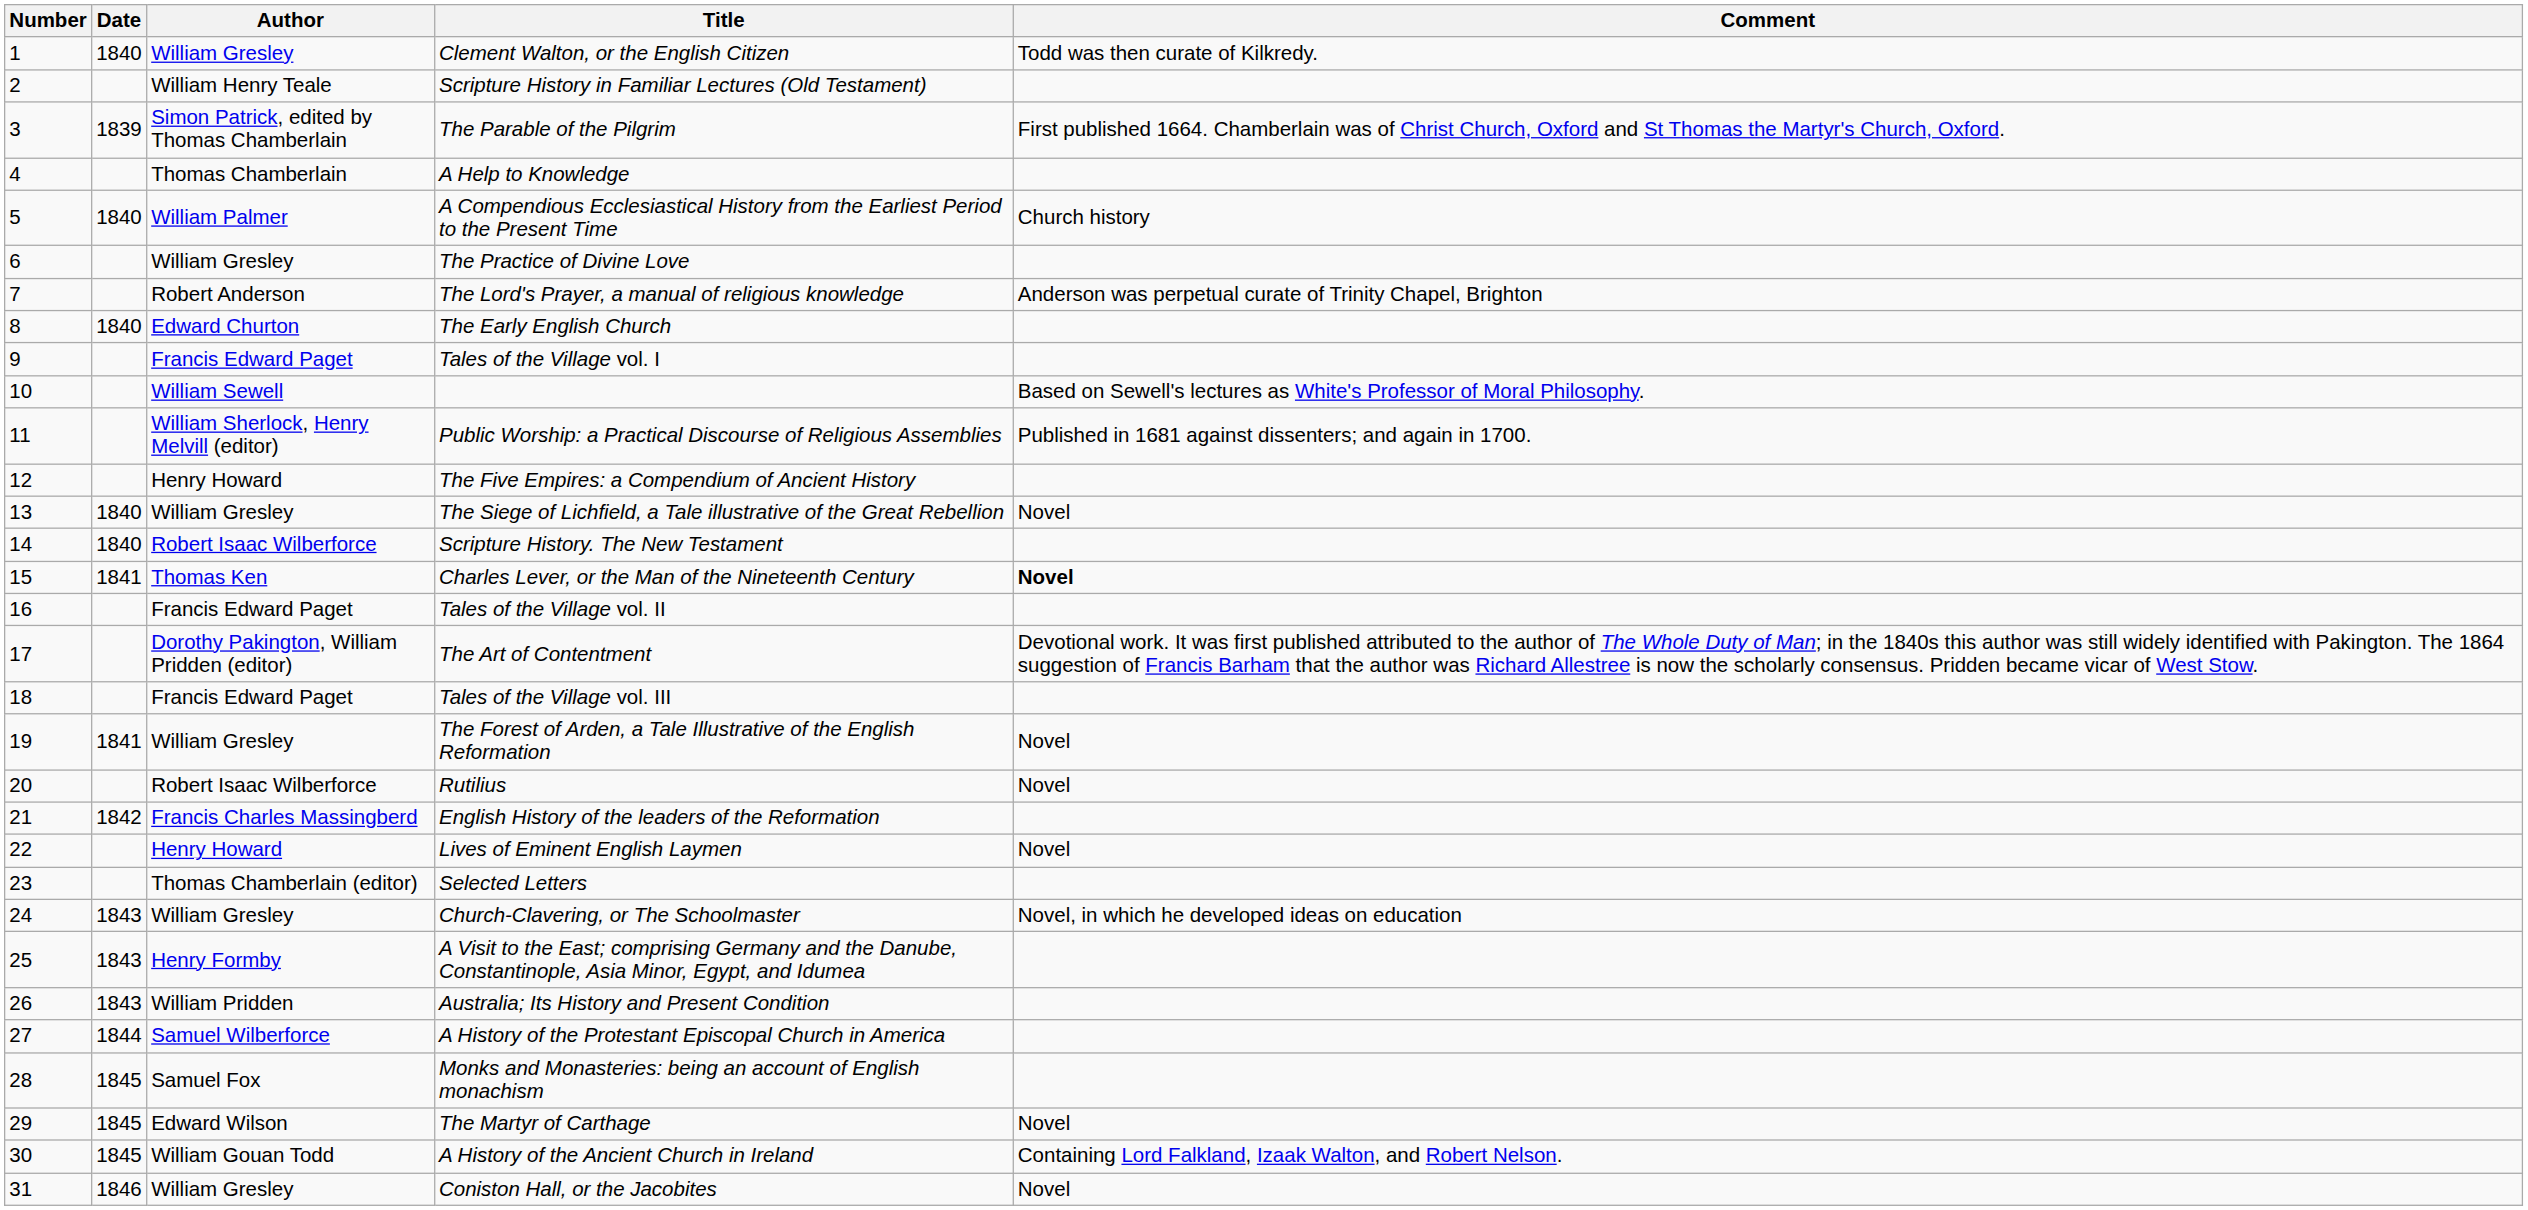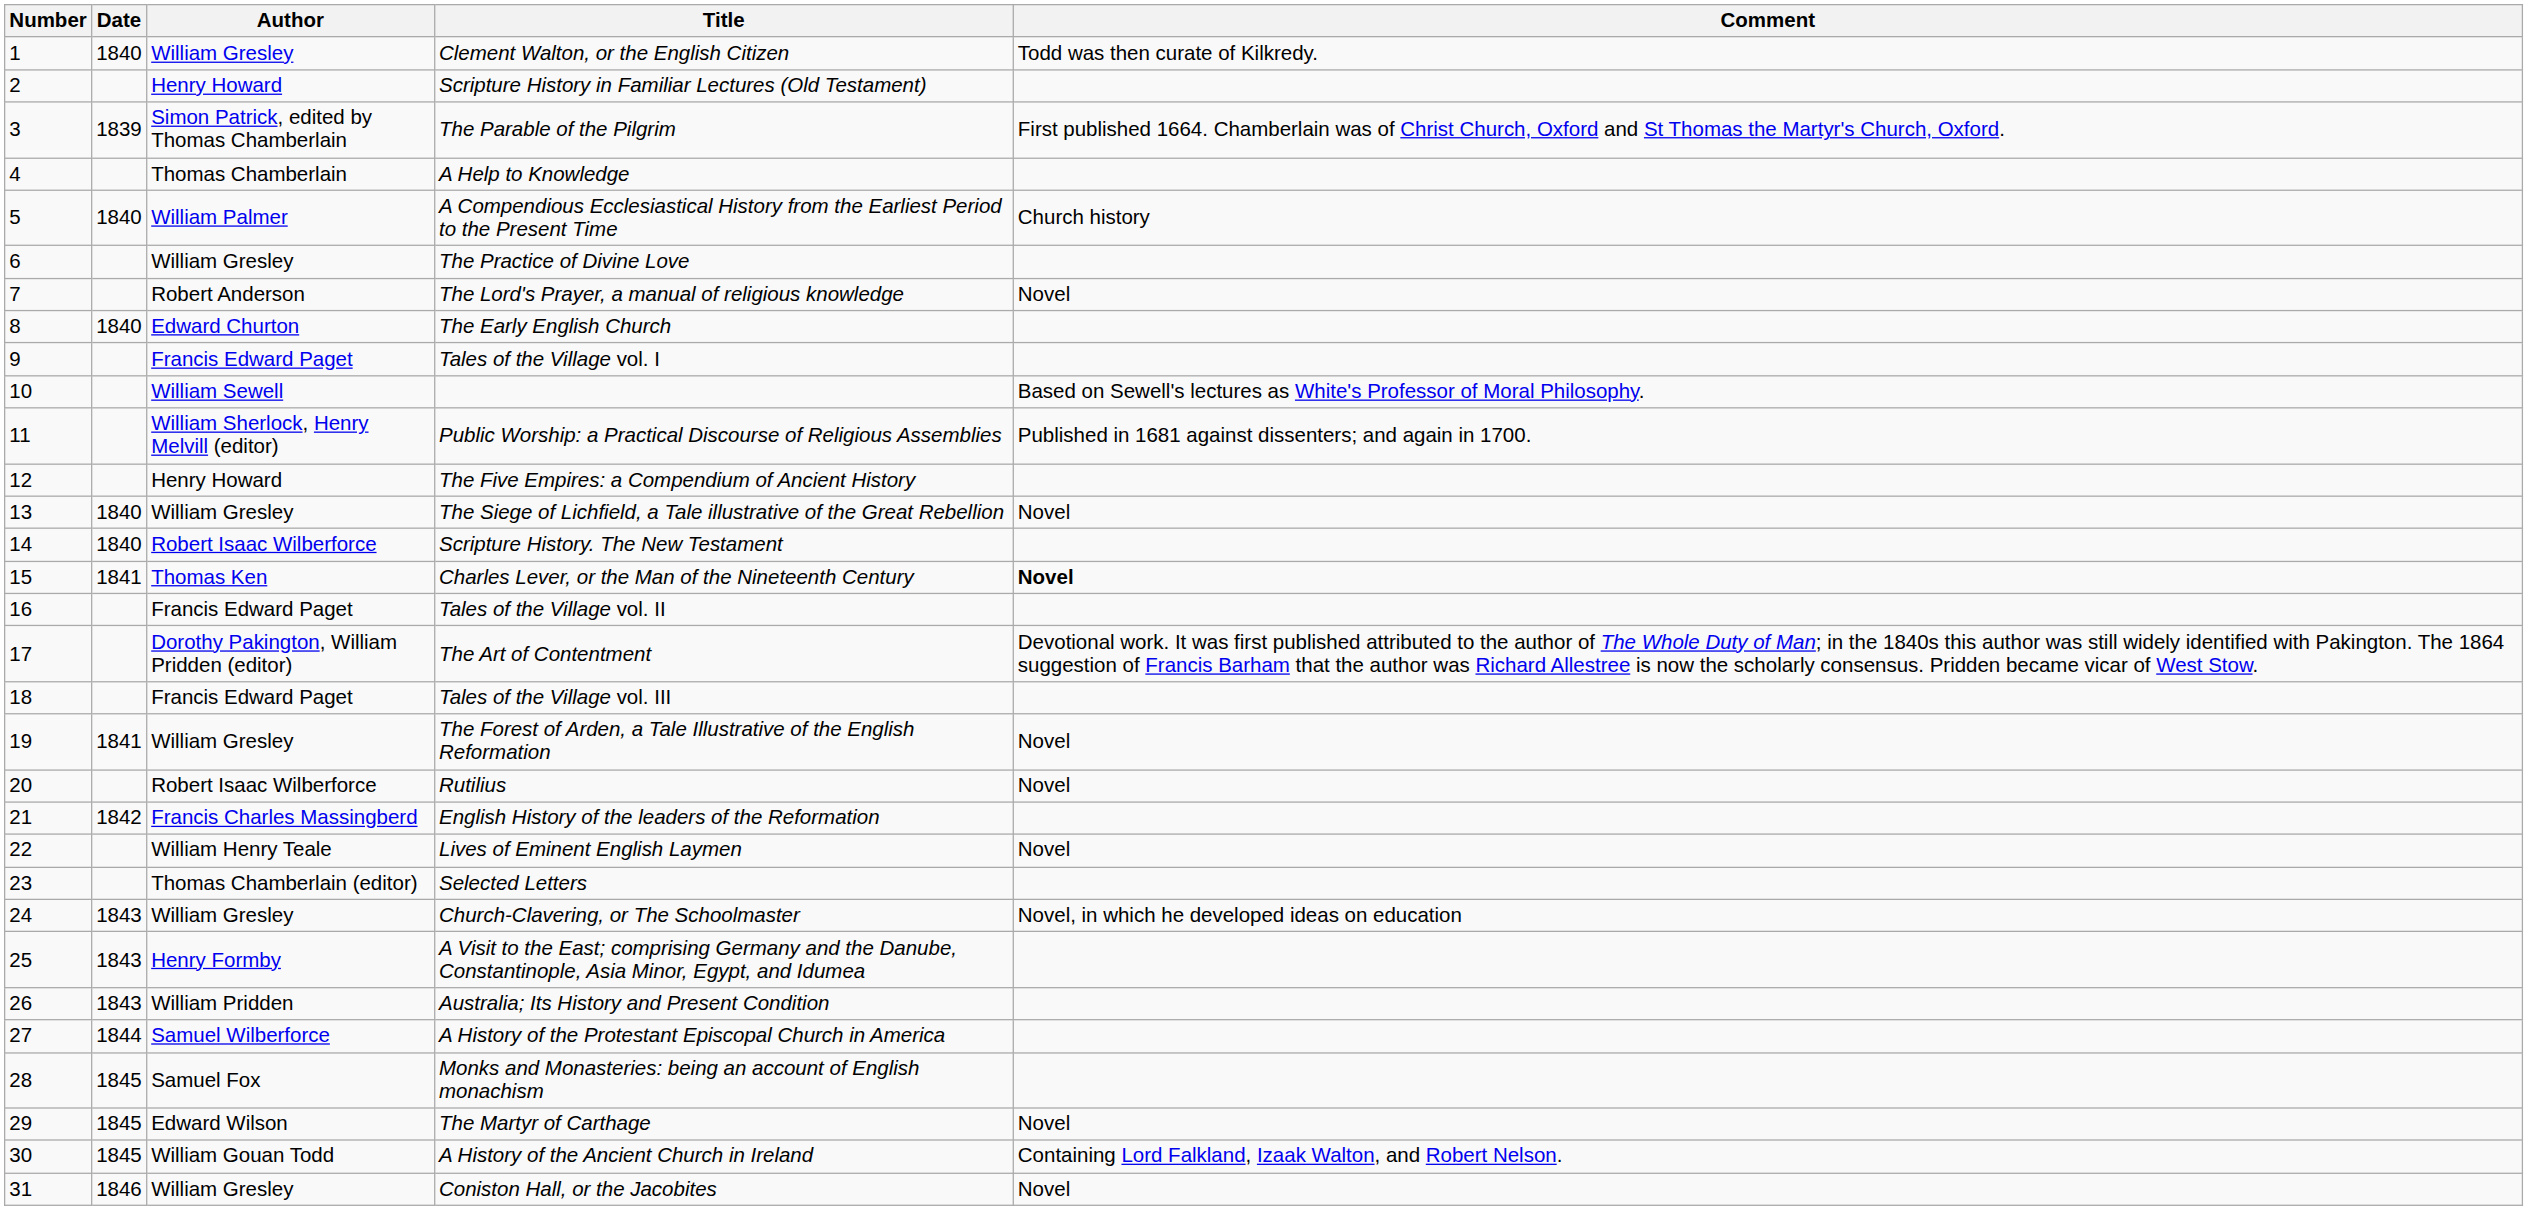(241, 85) William Henry Teale -> (217, 85) Henry Howard
(1280, 294) Anderson was perpetual curate of Trinity Chapel, Brighton -> (1044, 294) Novel
(217, 850) Henry Howard -> (241, 850) William Henry Teale
